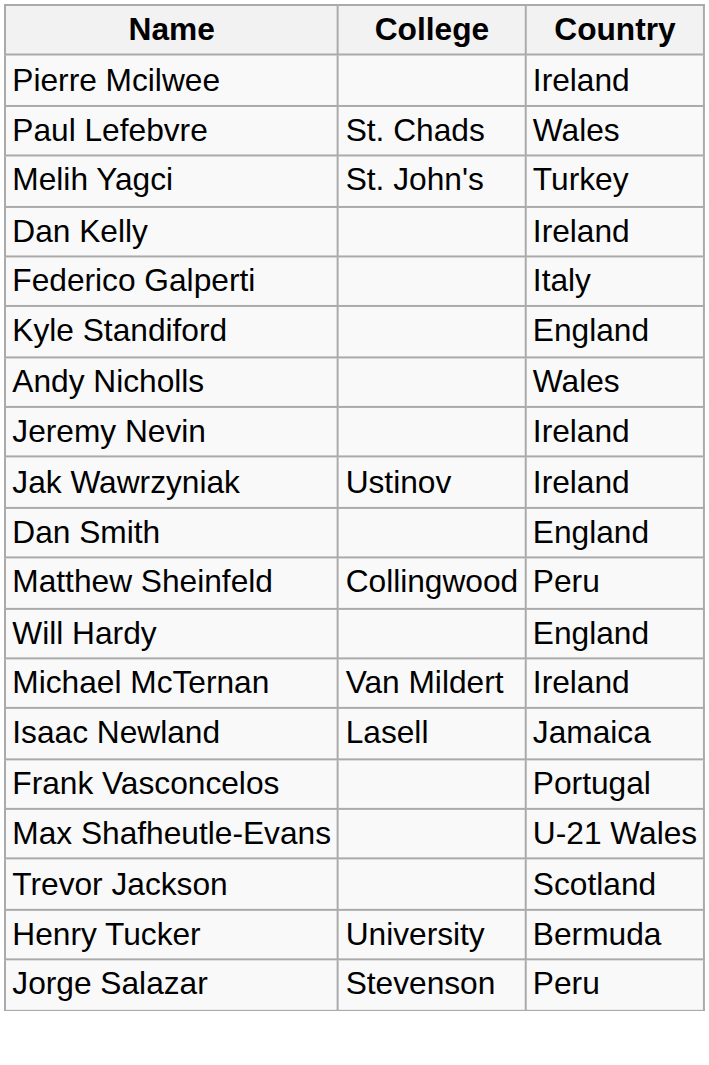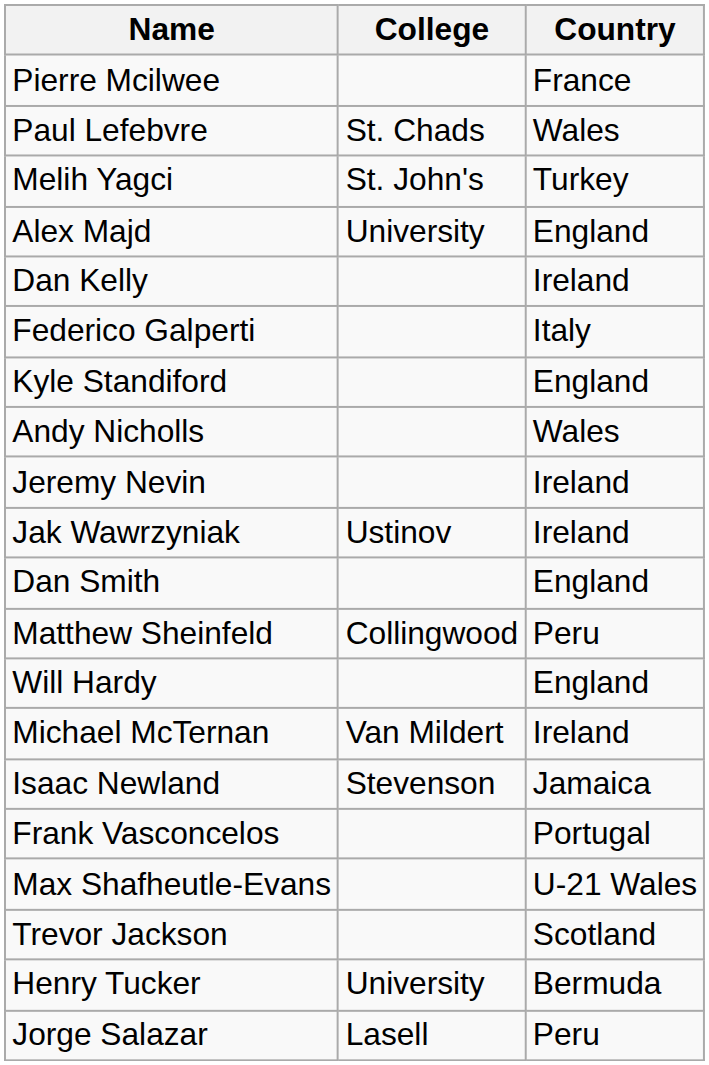(581, 79) Ireland -> (582, 79) France
+ row: (82, 230)
(387, 733) Lasell -> (420, 783) Stevenson
(420, 984) Stevenson -> (387, 1034) Lasell
